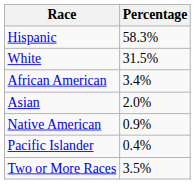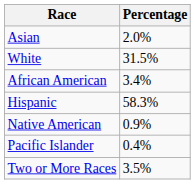rows swapped: (32, 37) <-> (24, 102)
